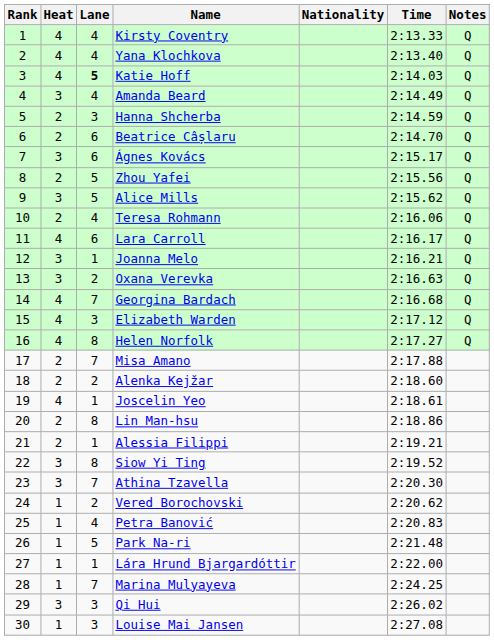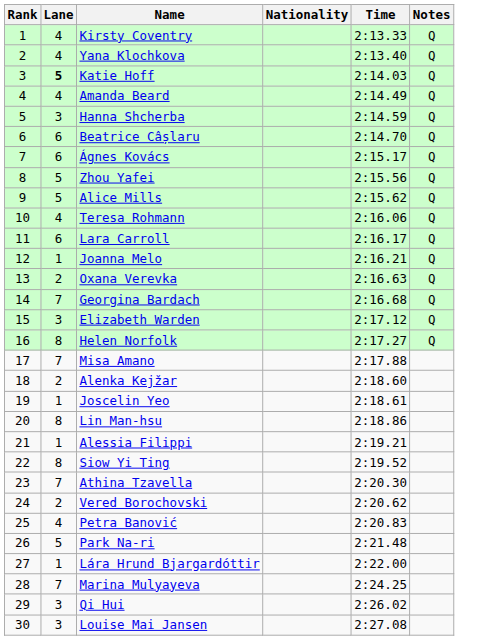- column: (58, 15)
